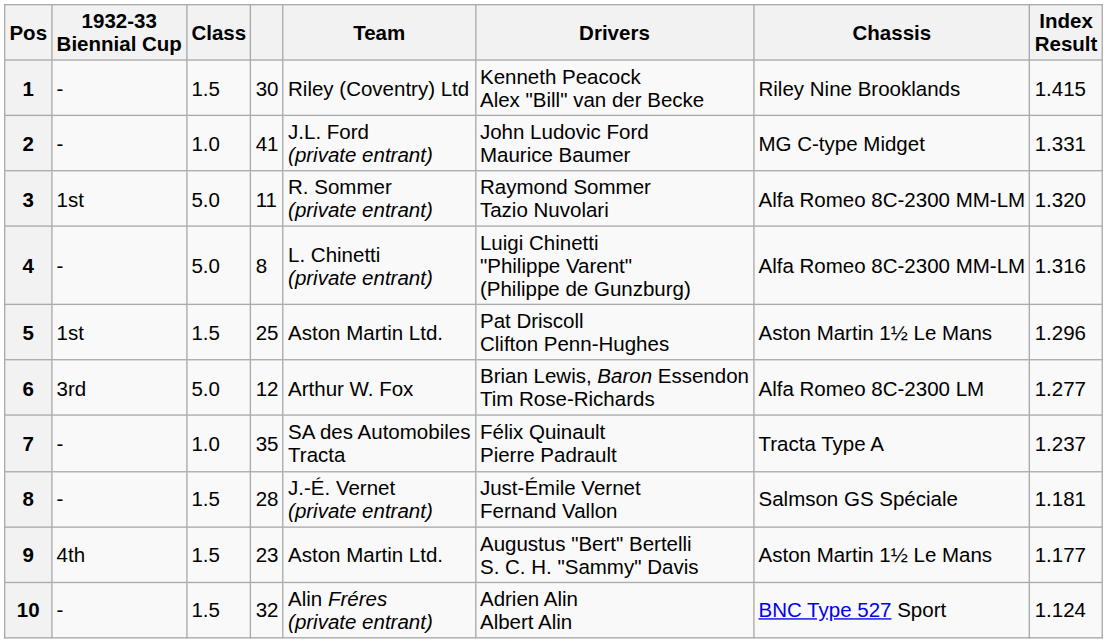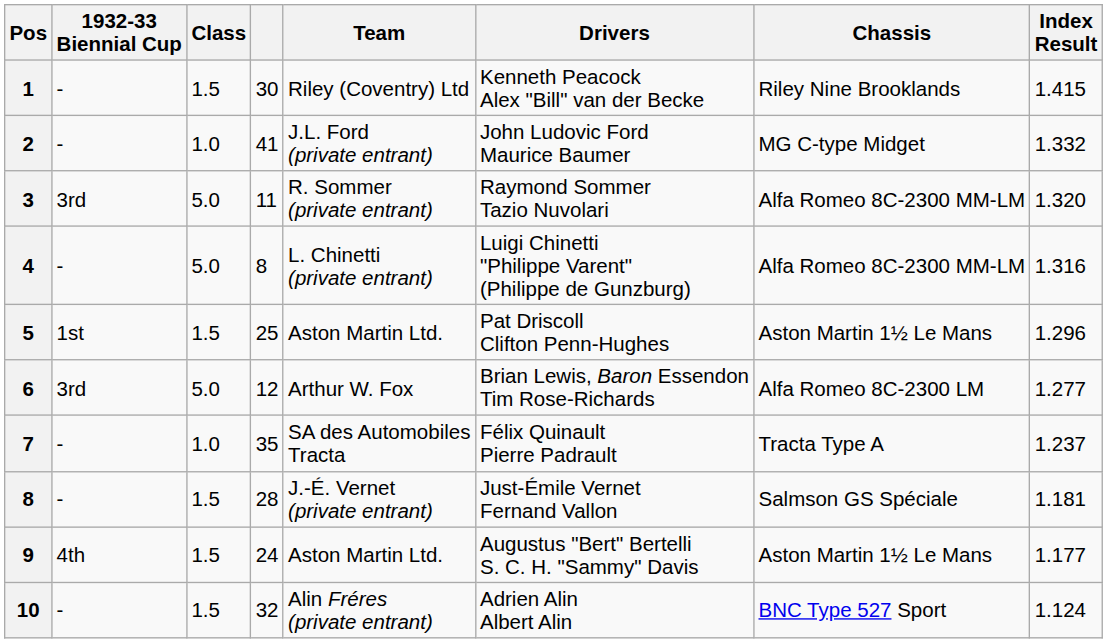(1060, 143) 1.331 -> (1060, 143) 1.332
(70, 199) 1st -> (71, 199) 3rd
(267, 554) 23 -> (267, 554) 24
